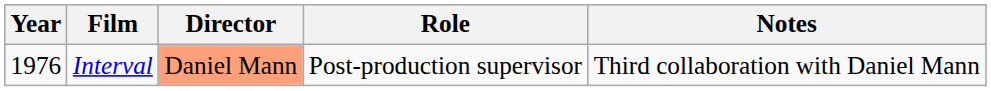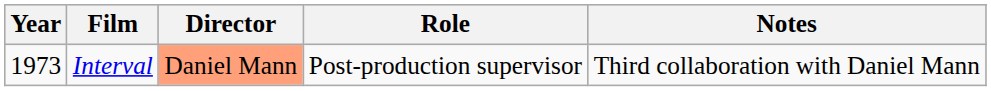(36, 64) 1976 -> (36, 64) 1973
